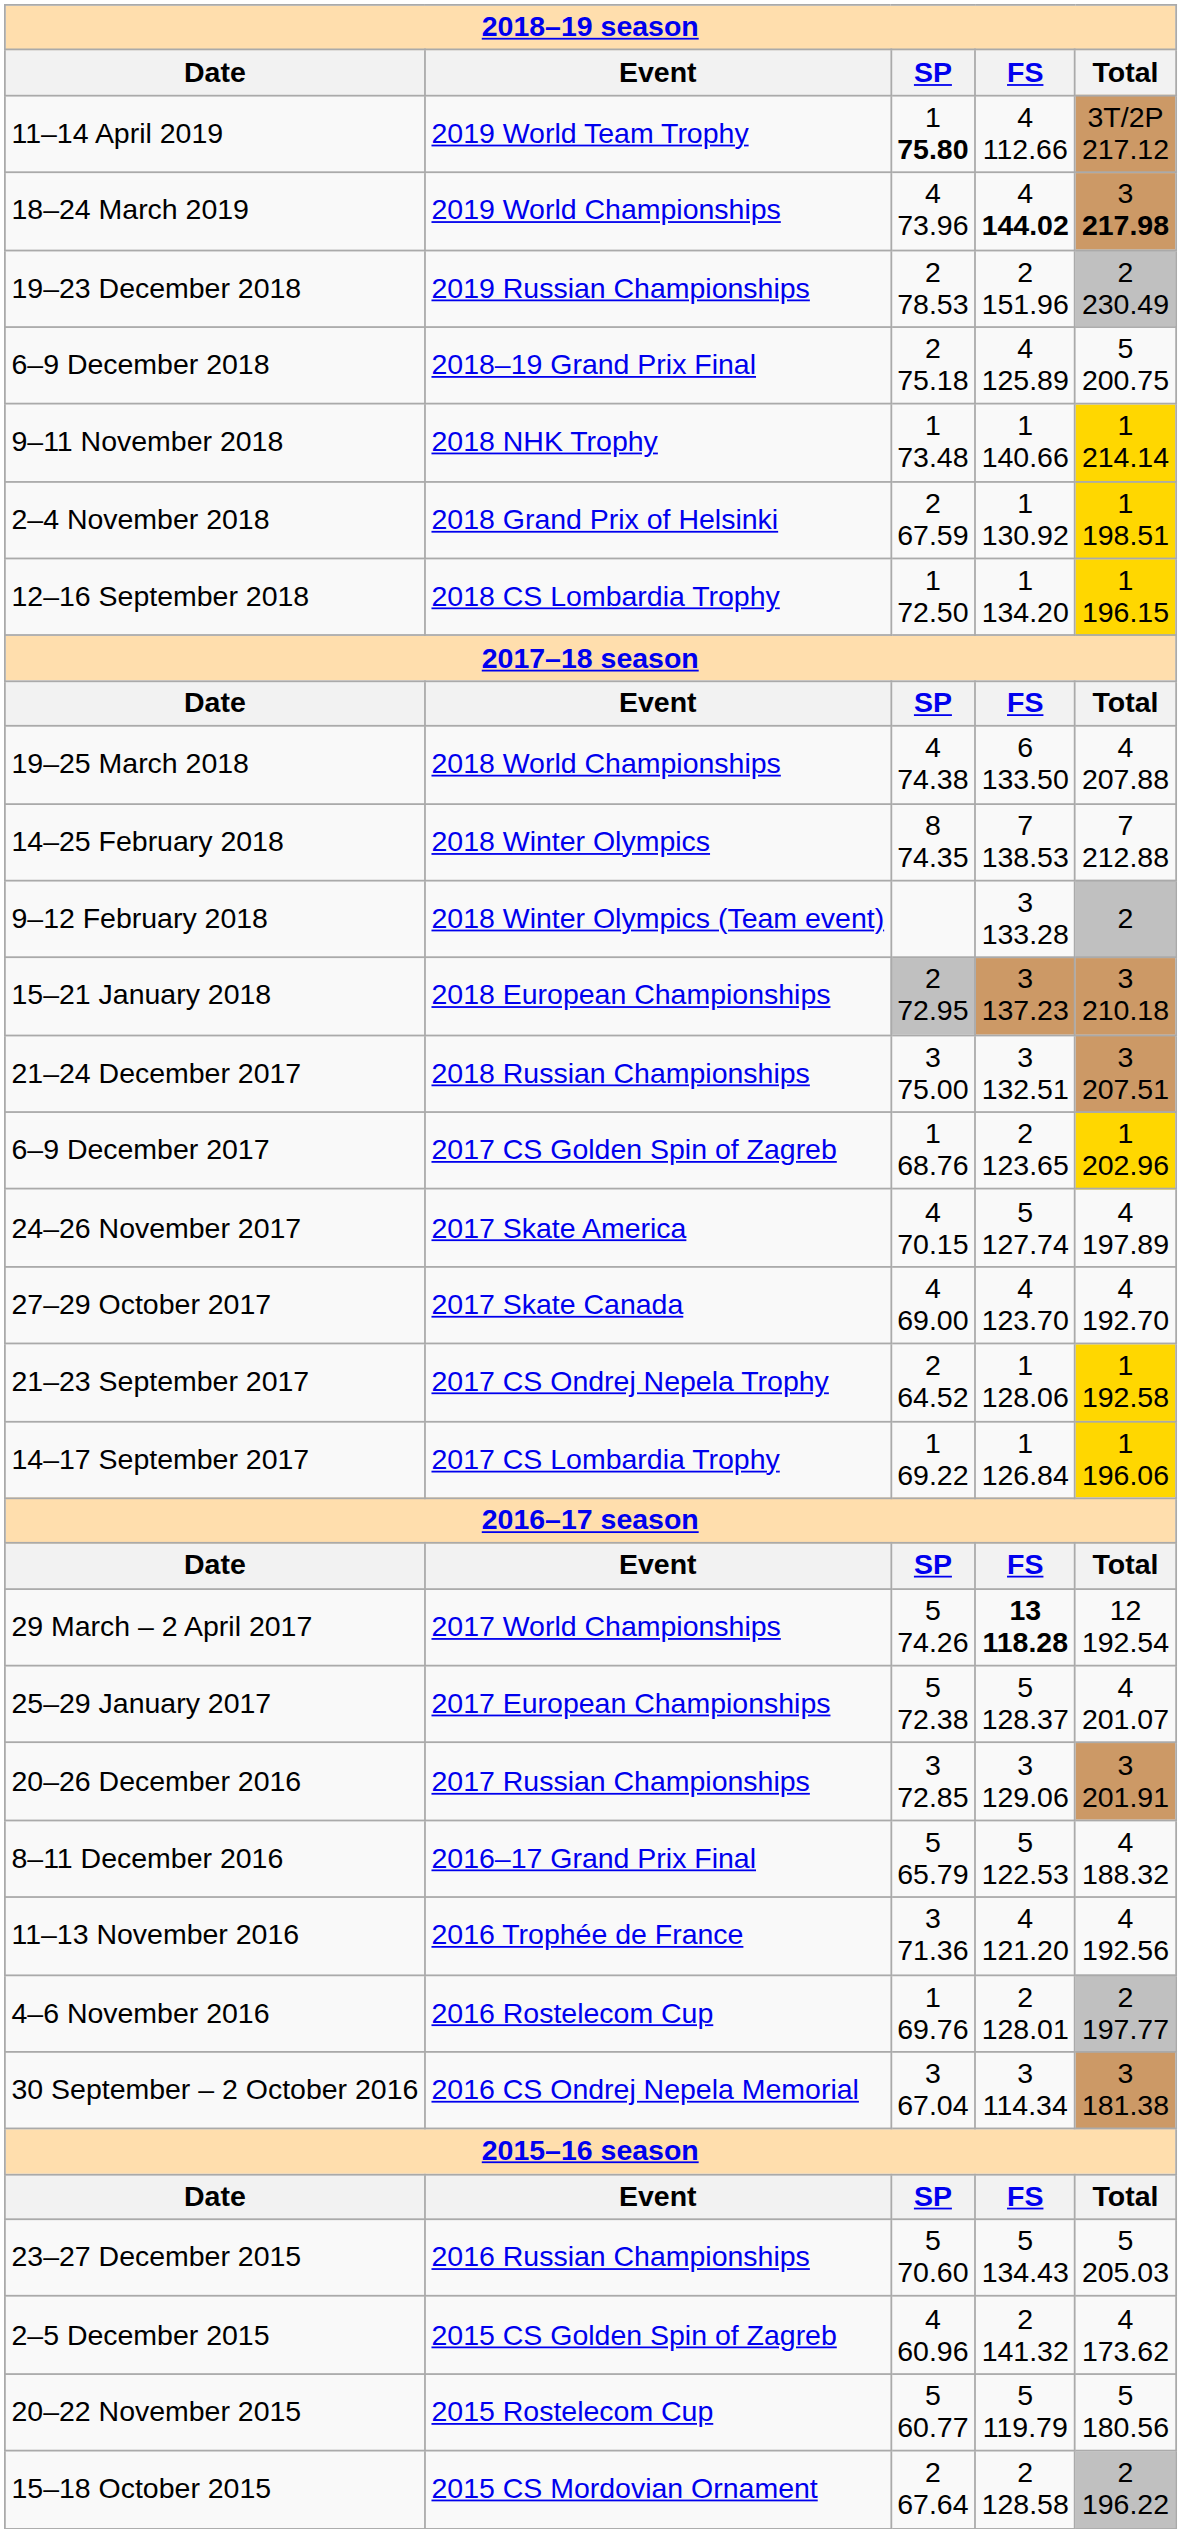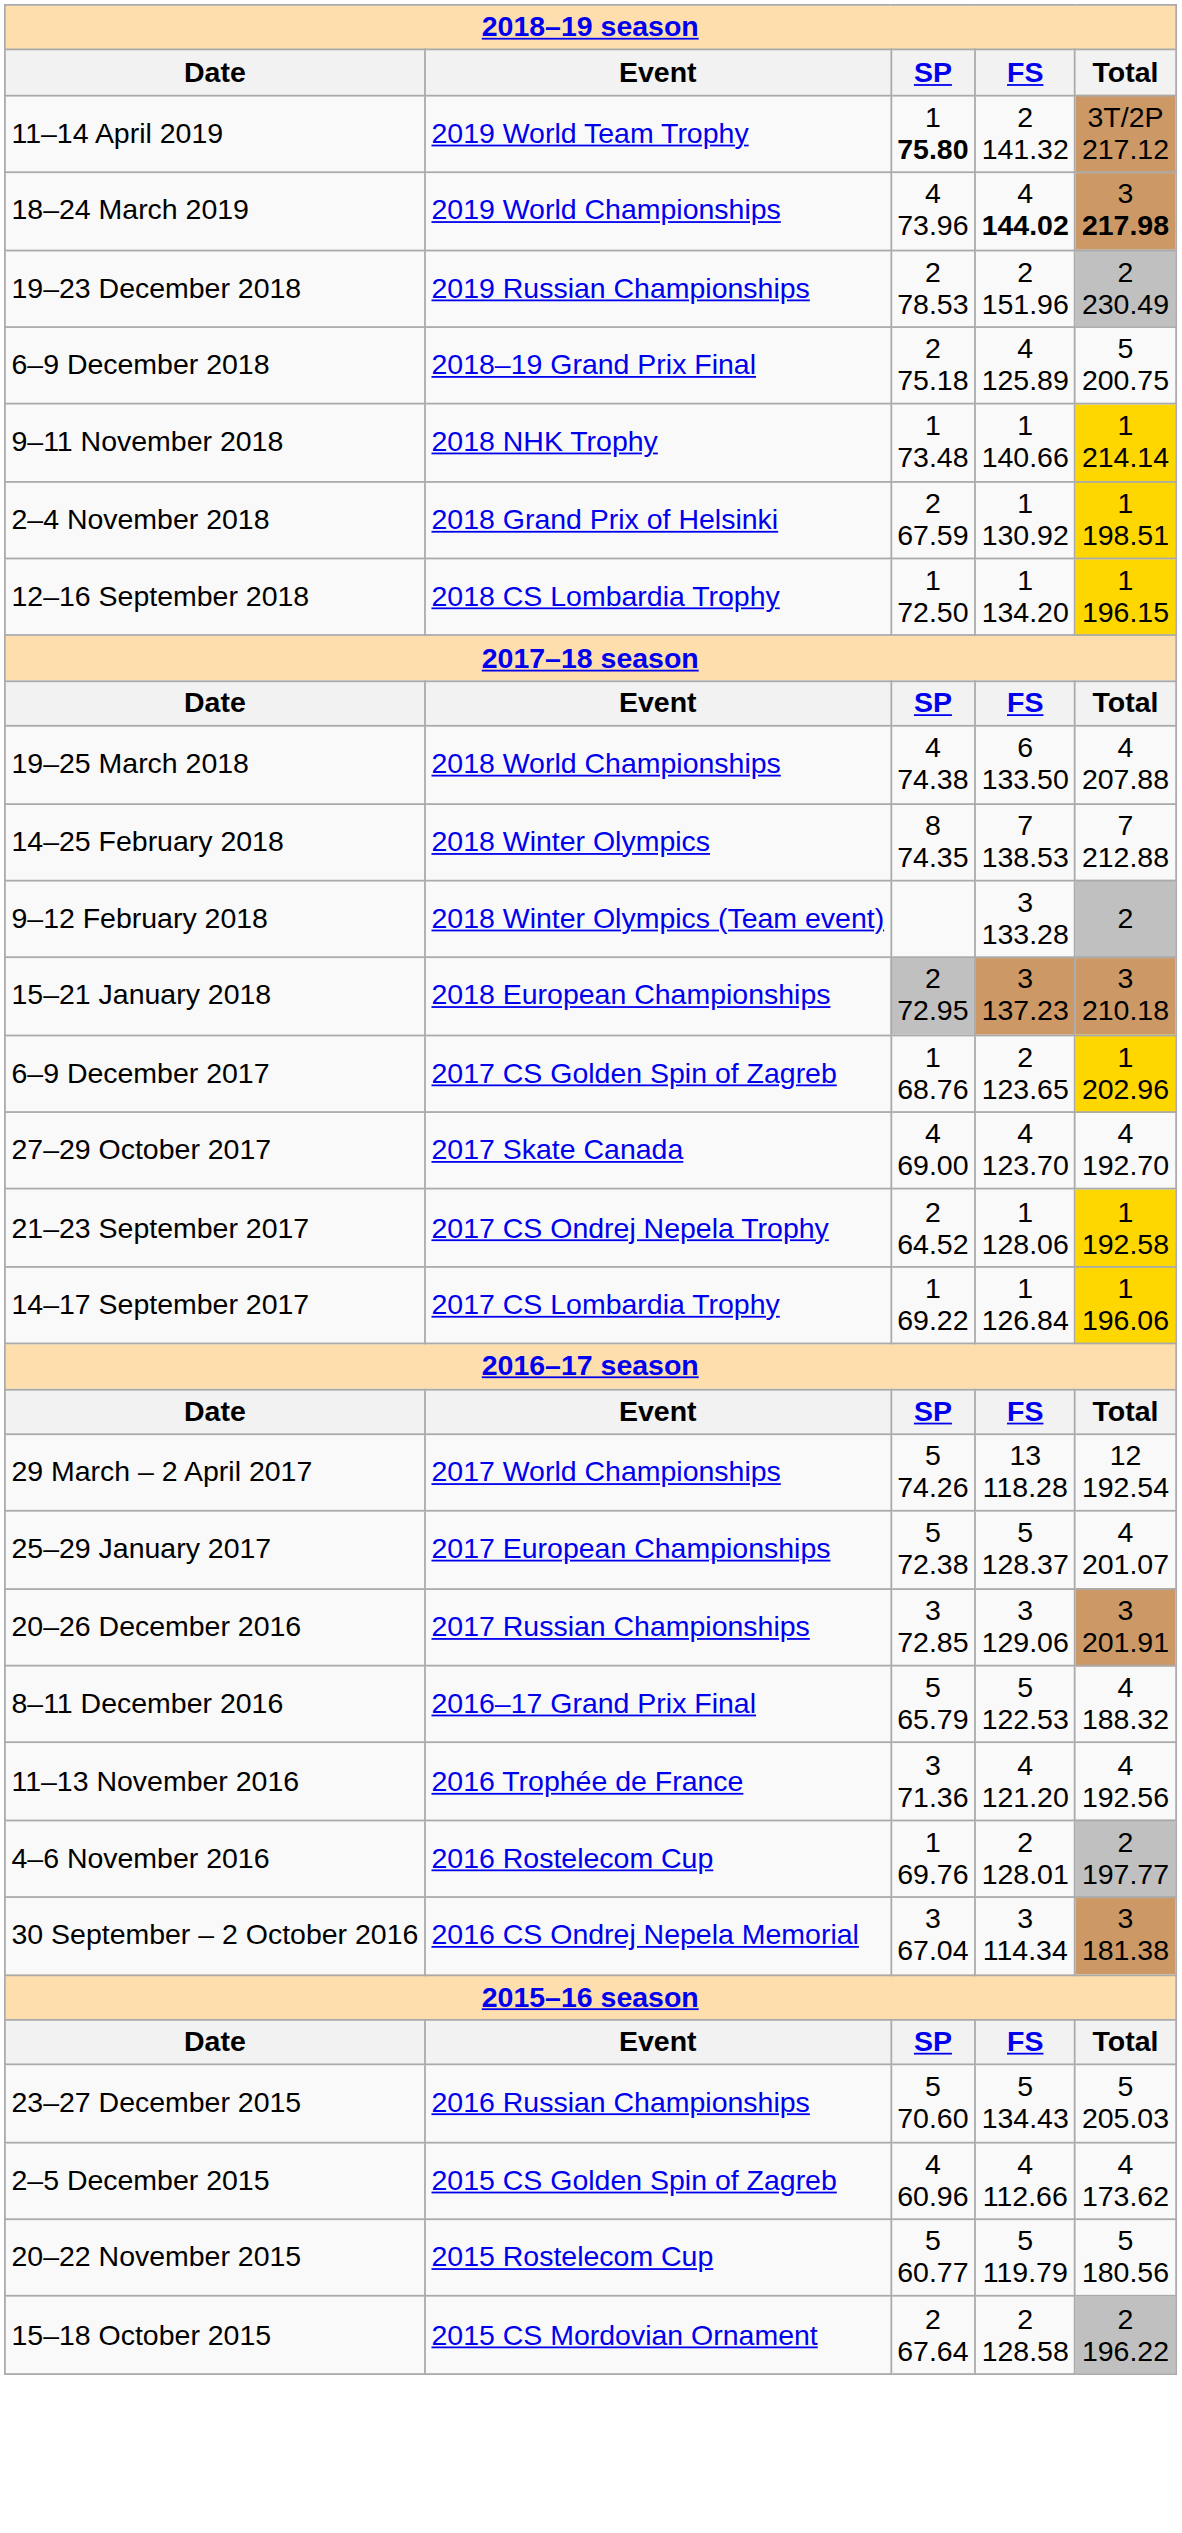(1025, 133) 4 112.66 -> (1025, 133) 2 141.32
- row: (156, 1073)
- row: (156, 1227)
(1025, 1626) bold -> (1025, 1472) normal
(1025, 2334) 2 141.32 -> (1025, 2180) 4 112.66
